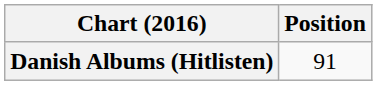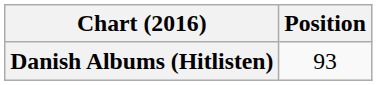(325, 60) 91 -> (325, 60) 93
